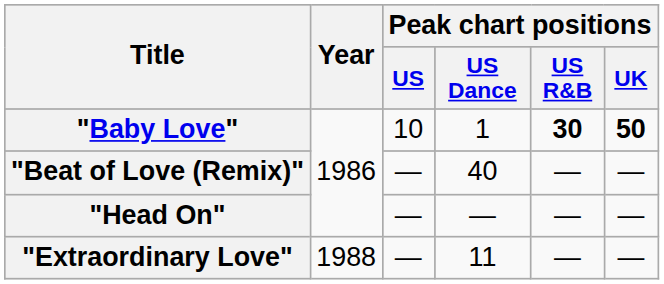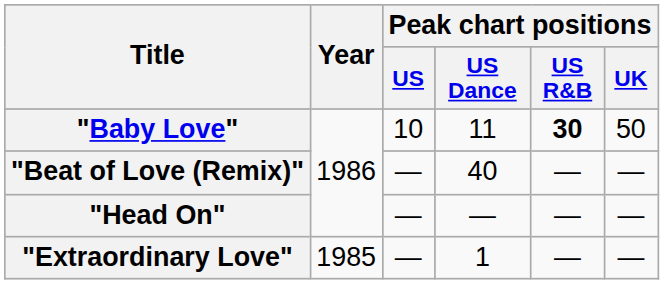(482, 129) 1 -> (482, 129) 11
(631, 129) bold -> (631, 129) normal
(346, 257) 1988 -> (346, 257) 1985
(482, 257) 11 -> (482, 257) 1
